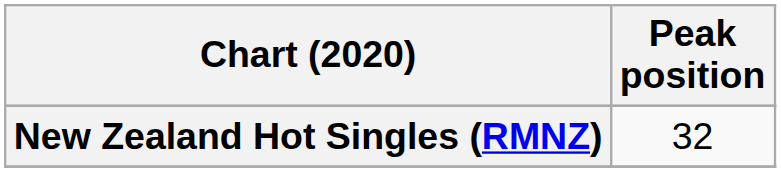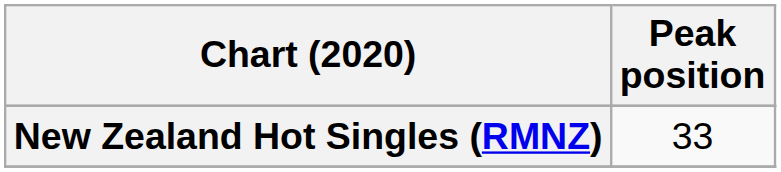(693, 135) 32 -> (693, 135) 33
